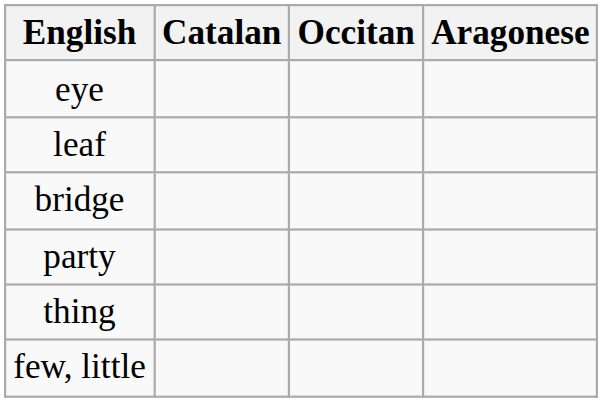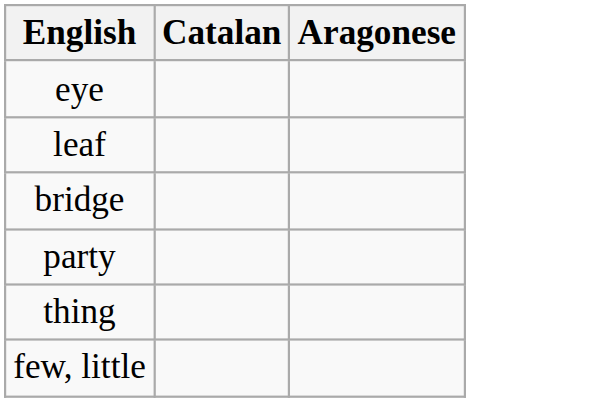- column: (356, 32)
